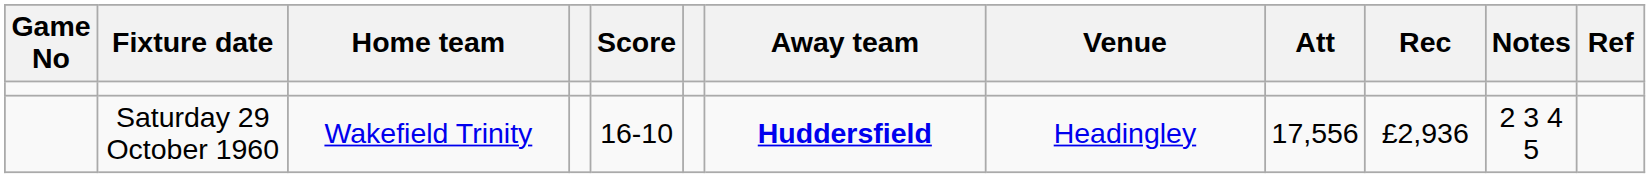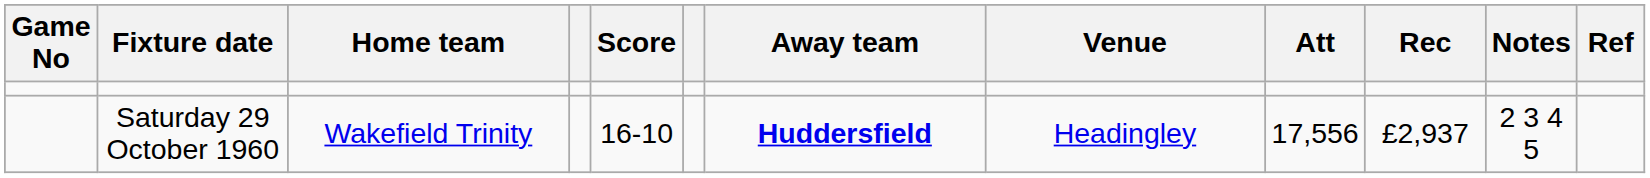(1425, 133) £2,936 -> (1425, 133) £2,937
